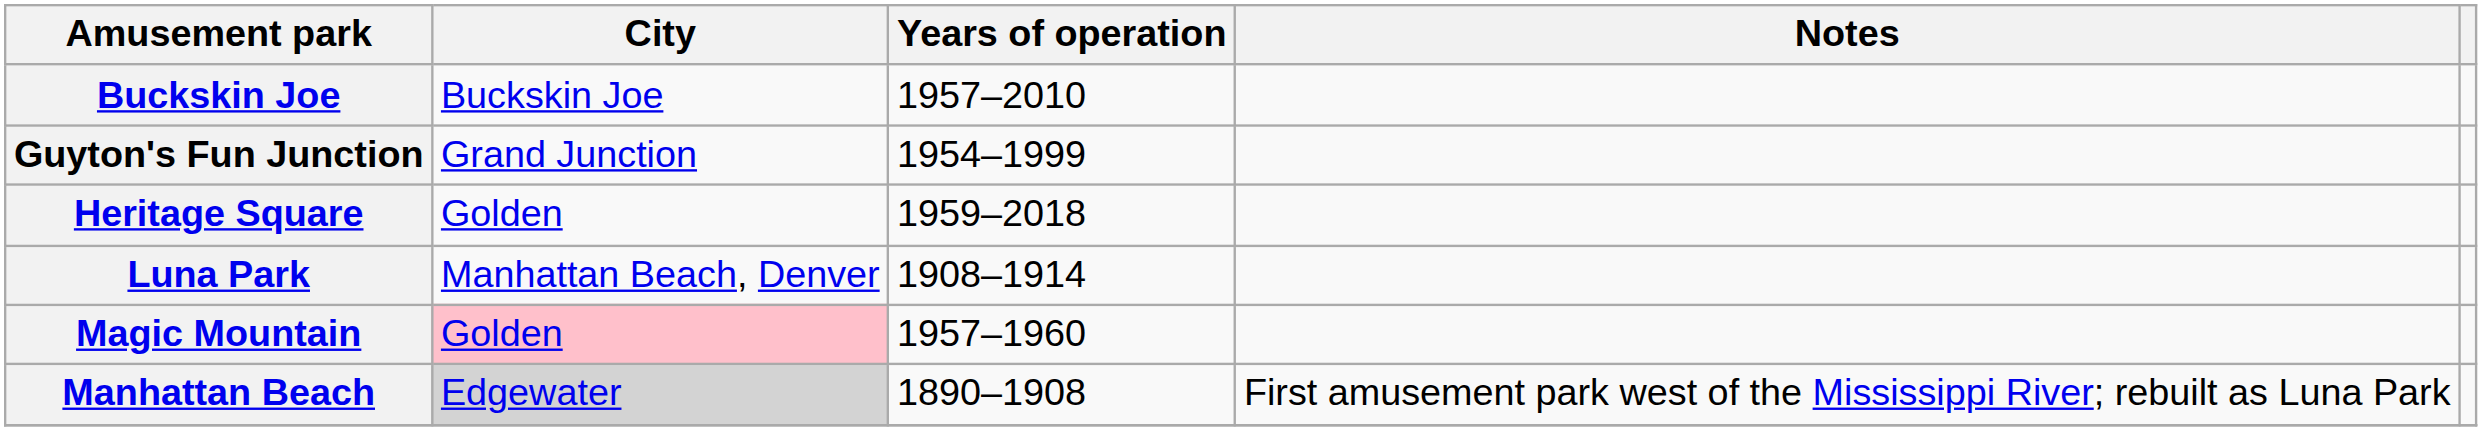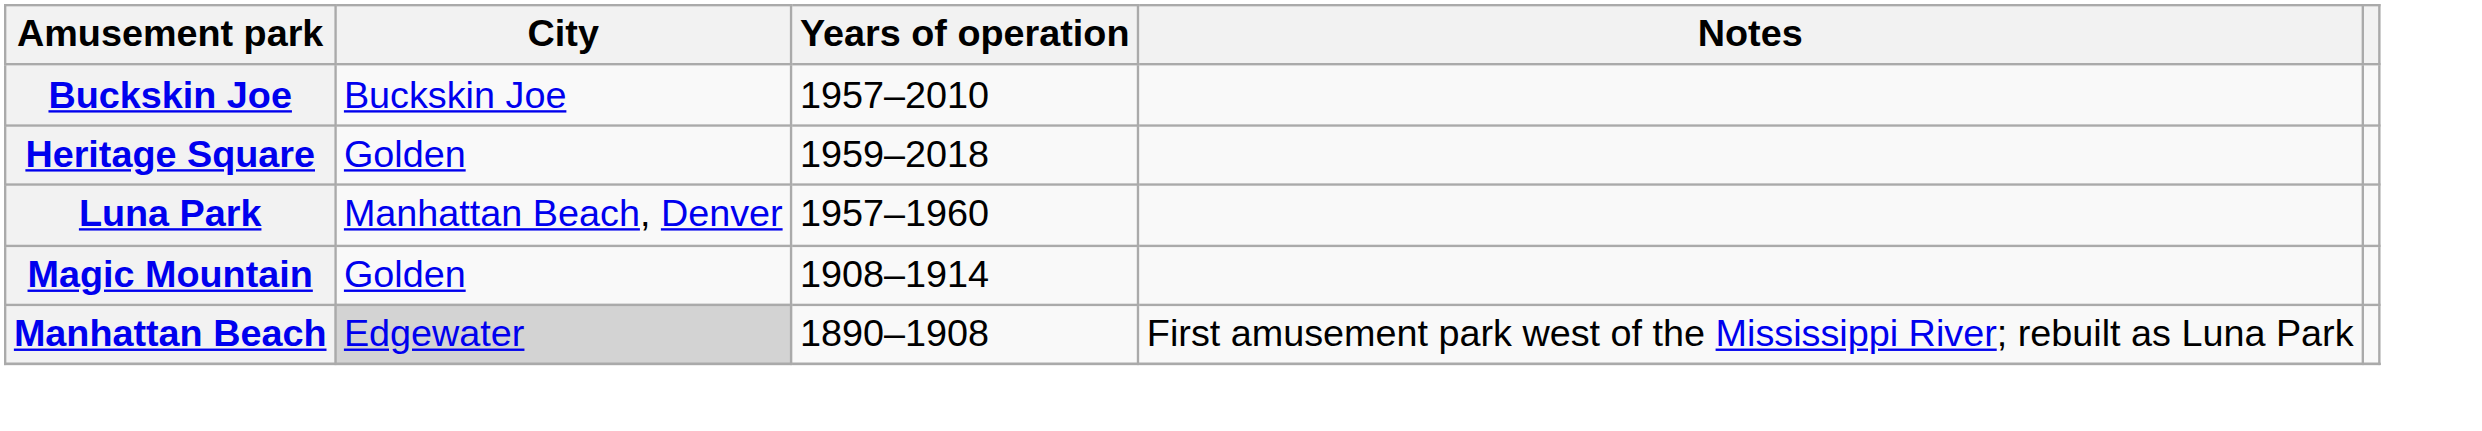- row: (219, 154)
(992, 273) 1908–1914 -> (895, 214) 1957–1960
(502, 333) pink background -> (405, 273) no background
(992, 333) 1957–1960 -> (895, 273) 1908–1914
